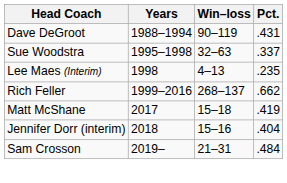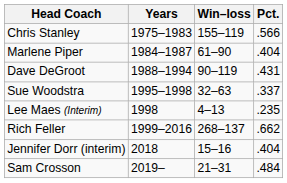+ row: (43, 33)
+ row: (45, 52)
- row: (46, 110)
